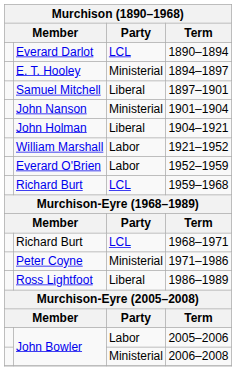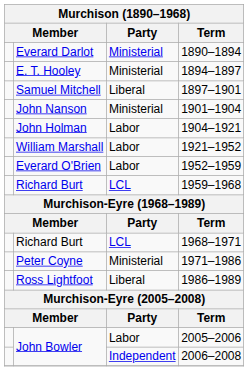(120, 52) LCL -> (136, 52) Ministerial
(127, 128) Liberal -> (124, 128) Labor
(136, 356) Ministerial -> (142, 356) Independent
